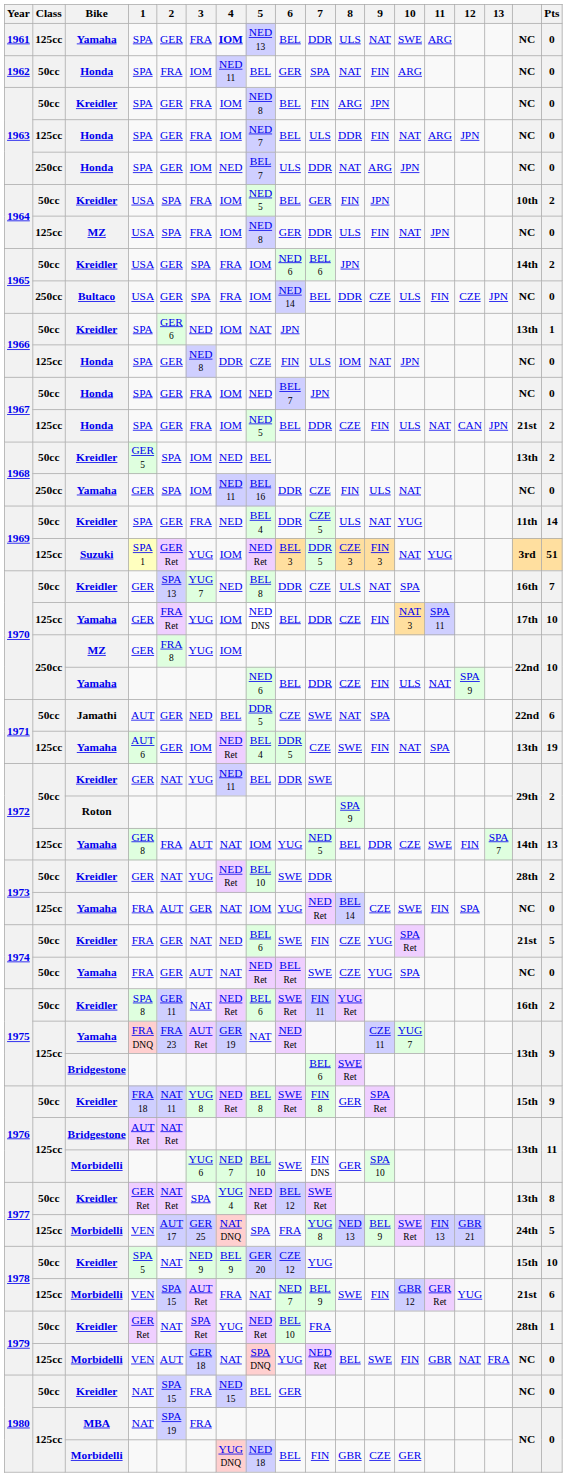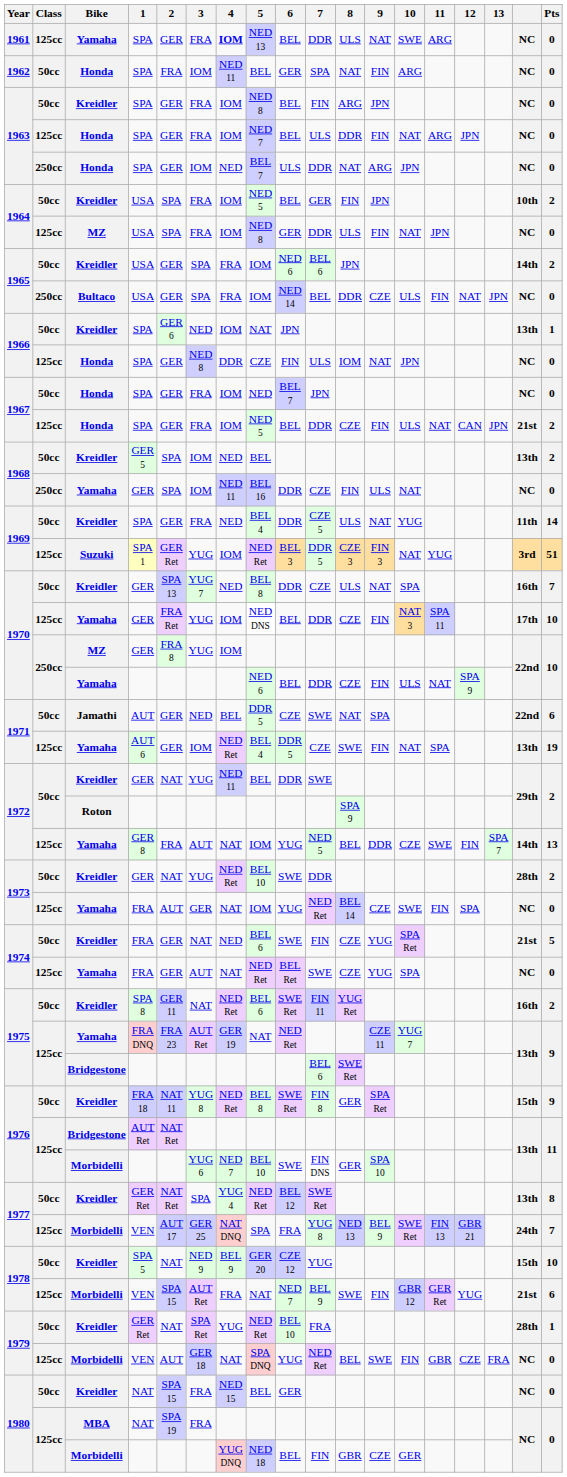(470, 297) CZE -> (470, 297) NAT
(49, 973) 50cc -> (49, 973) 125cc
(552, 1230) 5 -> (552, 1230) 7
(470, 1359) NAT -> (470, 1359) CZE
